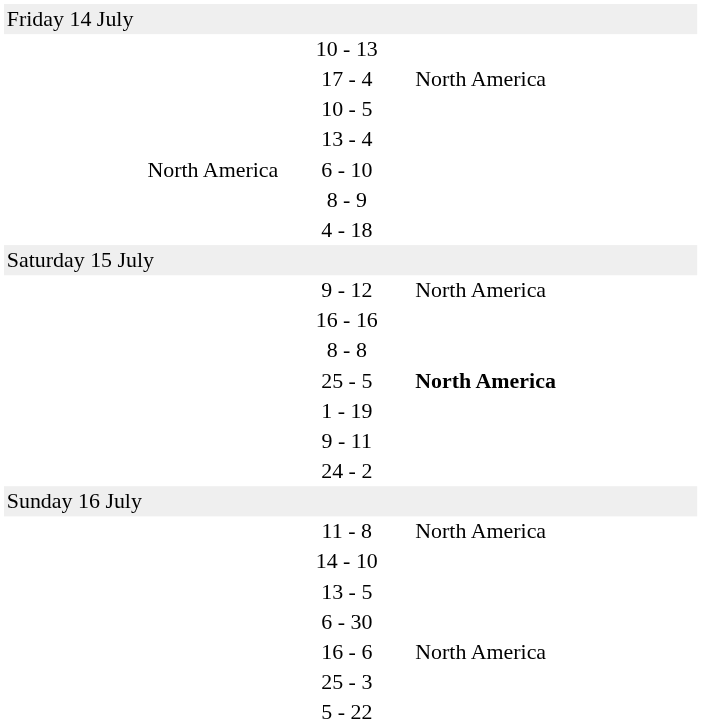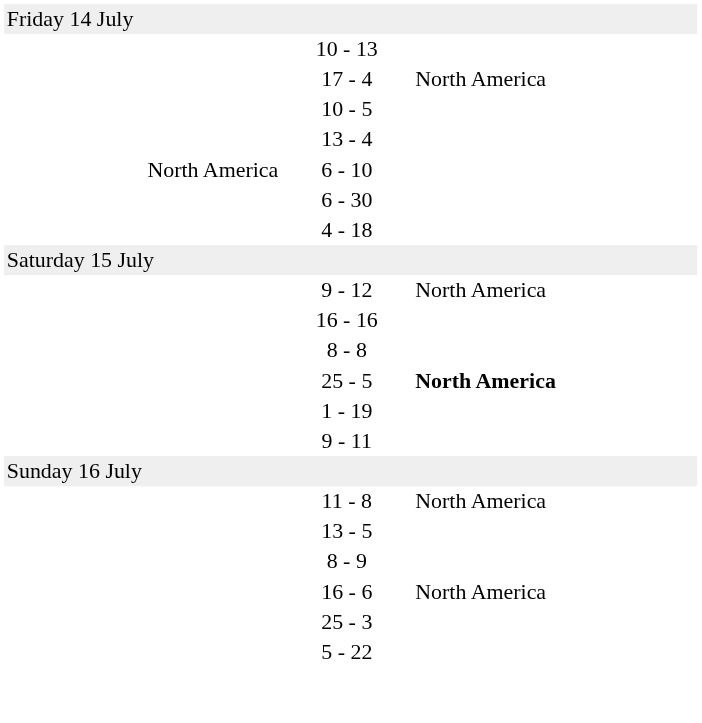rows swapped: (347, 621) <-> (347, 199)
- row: (347, 470)
- row: (347, 561)
